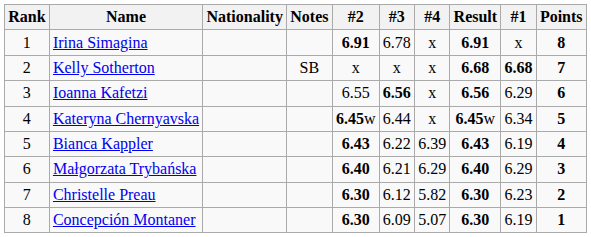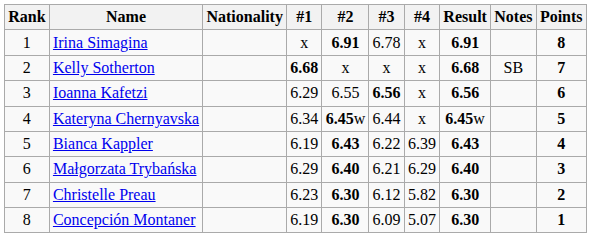columns swapped: (519, 17) <-> (309, 17)
